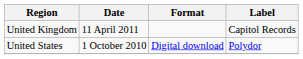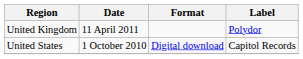(262, 29) Capitol Records -> (245, 29) Polydor
(245, 45) Polydor -> (262, 45) Capitol Records
